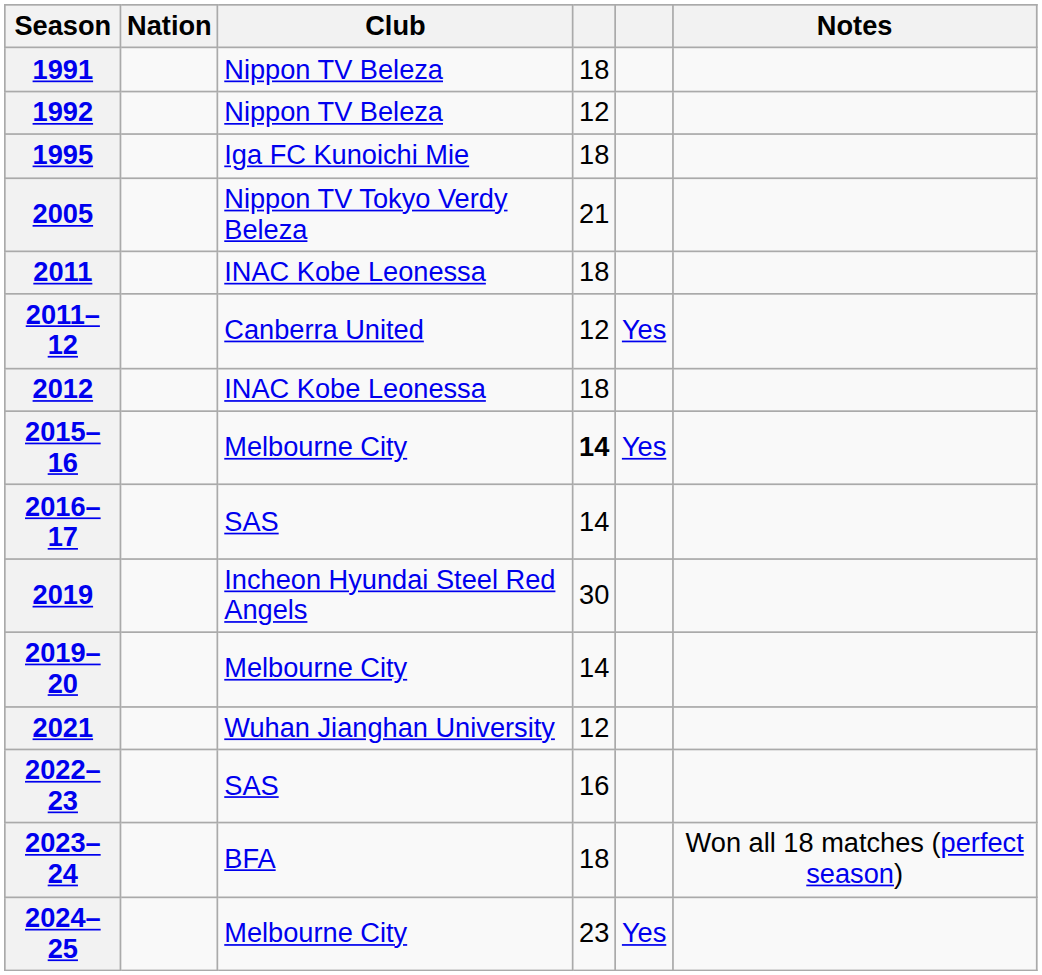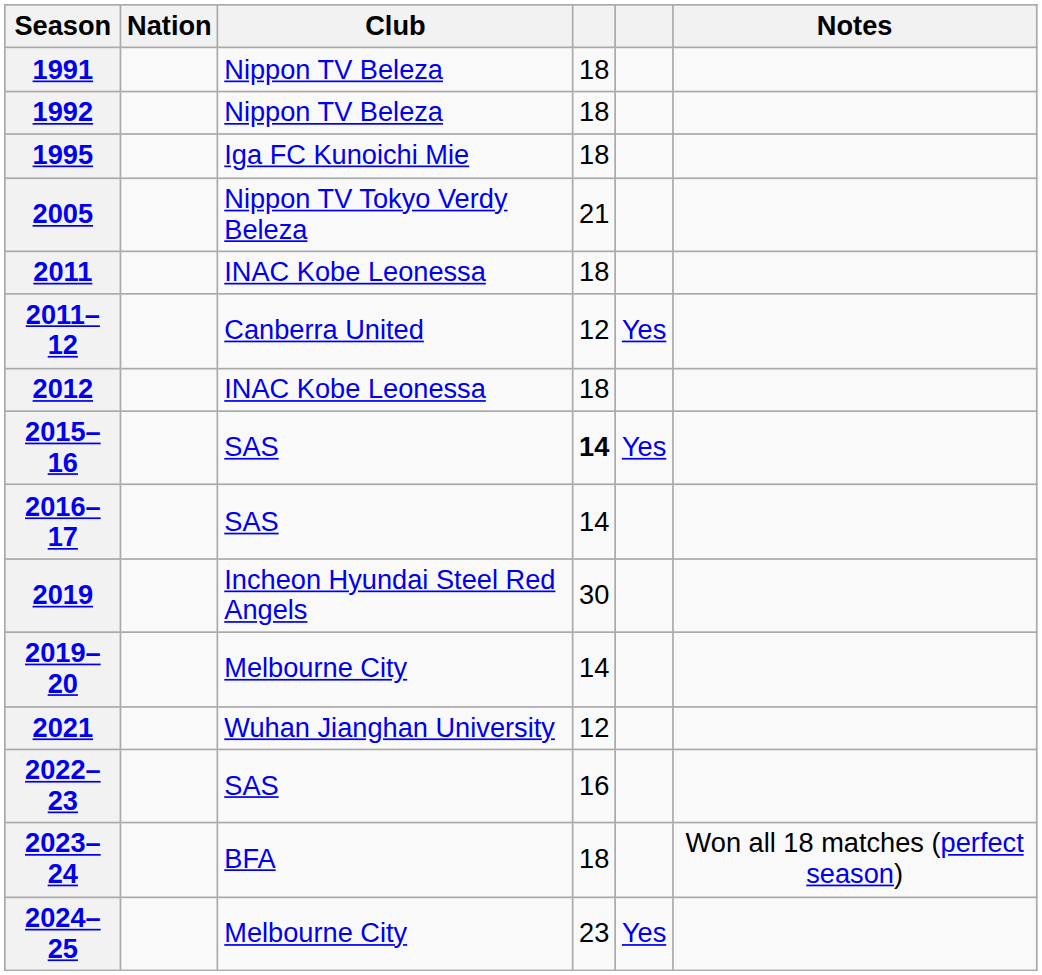(594, 112) 12 -> (594, 112) 18
(316, 447) Melbourne City -> (251, 447) SAS
